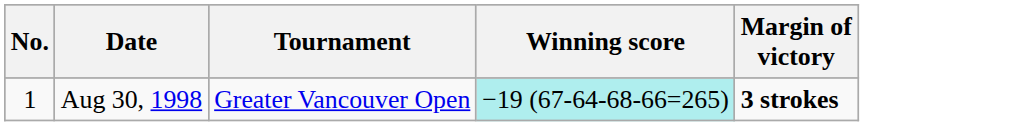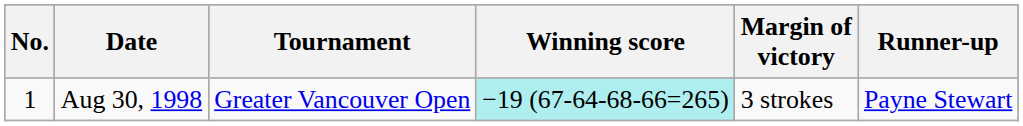+ column: (938, 41)
(790, 99) bold -> (787, 99) normal
